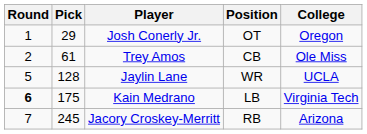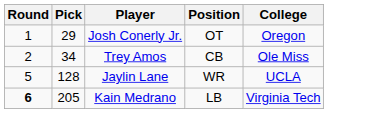(69, 56) 61 -> (69, 56) 34
(69, 98) 175 -> (69, 98) 205
- row: (154, 118)
